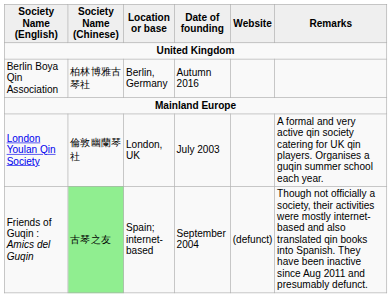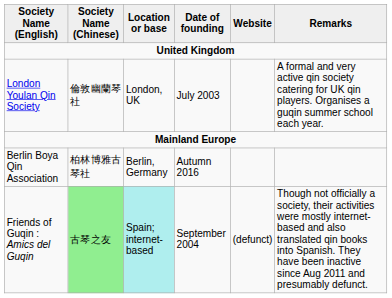rows swapped: (31, 150) <-> (32, 78)
(144, 239) no background -> (144, 239) paleturquoise background
